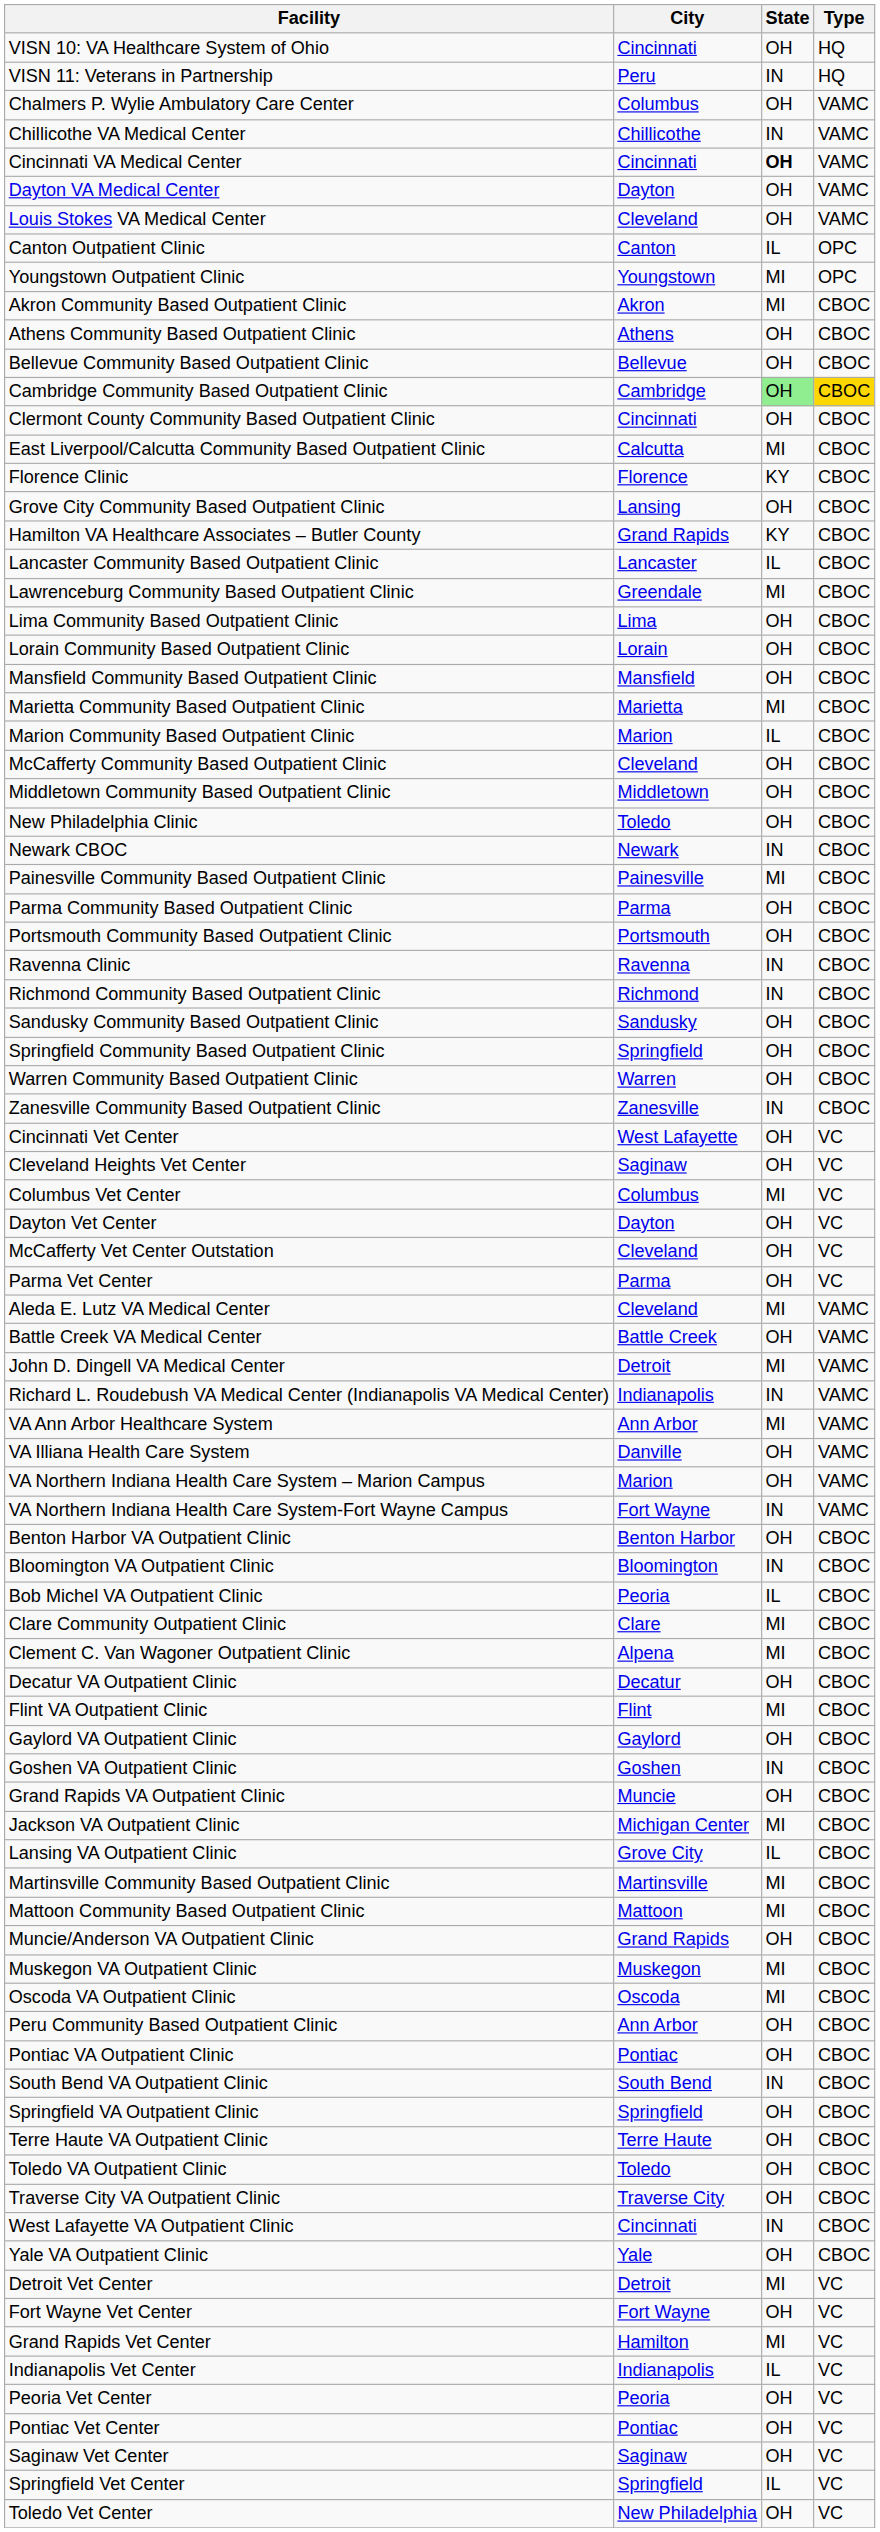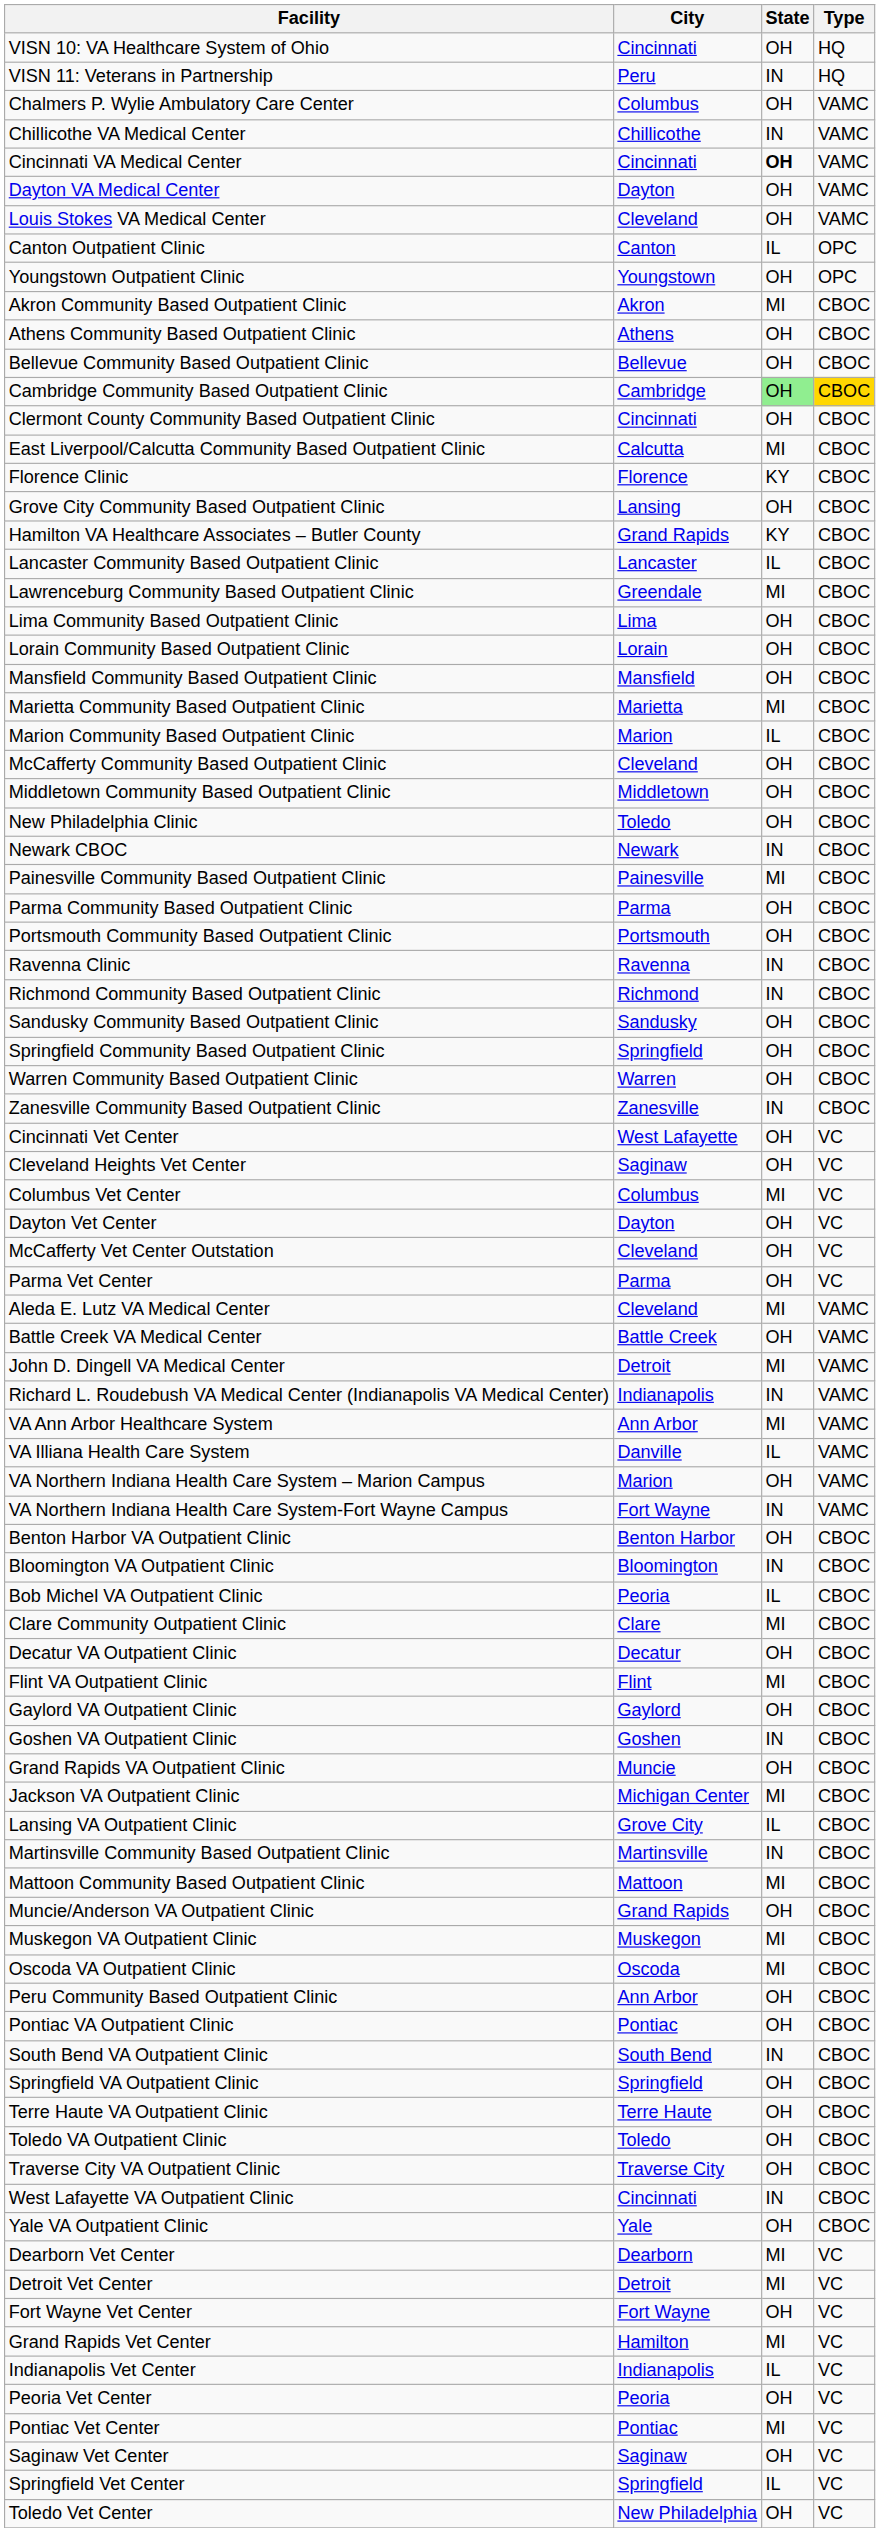(775, 276) MI -> (779, 276) OH
(779, 1452) OH -> (773, 1452) IL
- row: (180, 1653)
(775, 1882) MI -> (774, 1853) IN
+ row: (92, 2255)
(779, 2427) OH -> (775, 2427) MI
